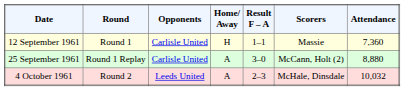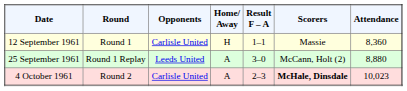(373, 42) 7,360 -> (376, 42) 8,360
(180, 59) Carlisle United -> (180, 59) Leeds United
(180, 76) Leeds United -> (180, 76) Carlisle United
(311, 76) normal -> (313, 76) bold
(373, 76) 10,032 -> (376, 76) 10,023
